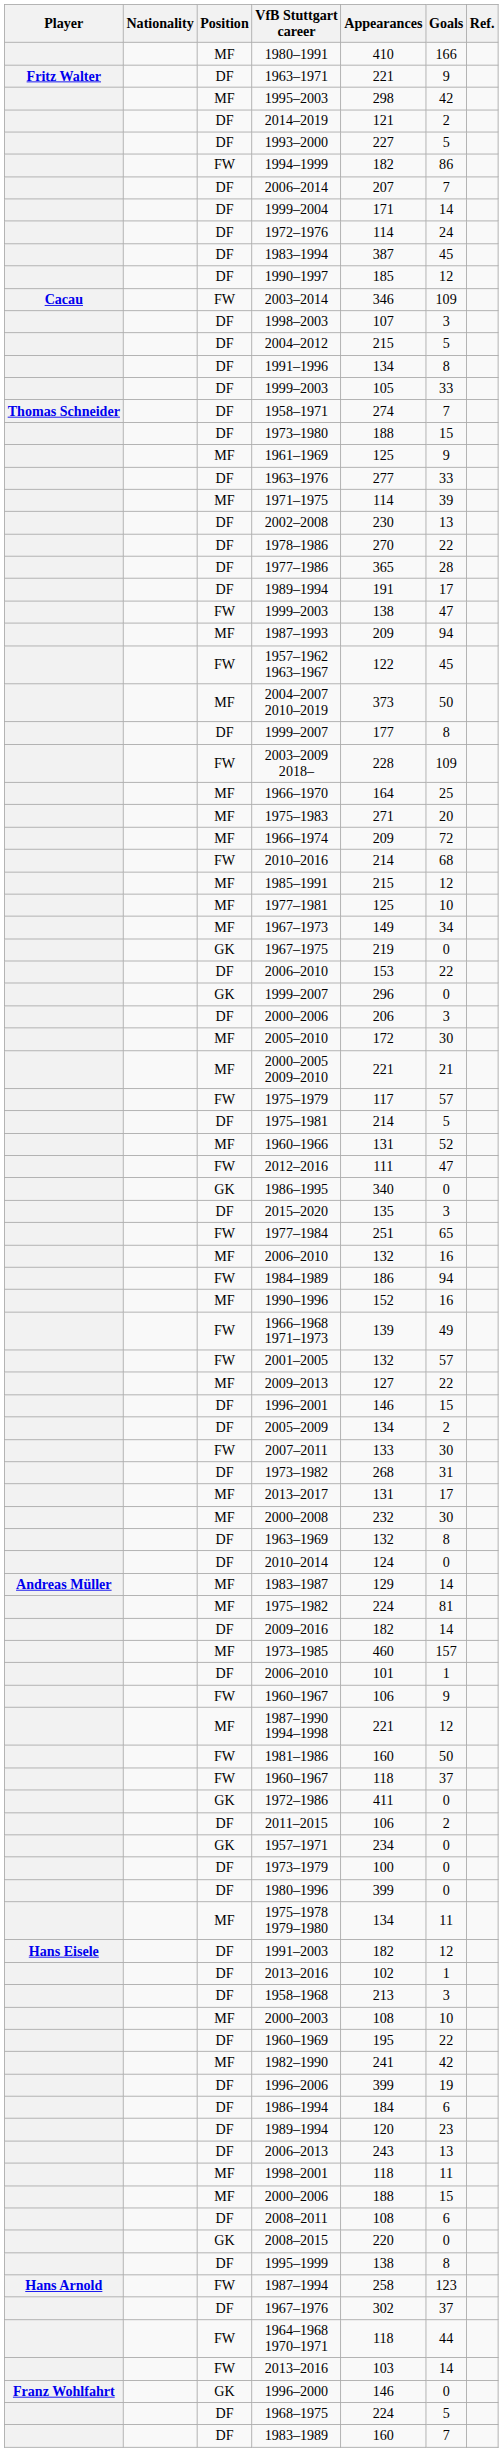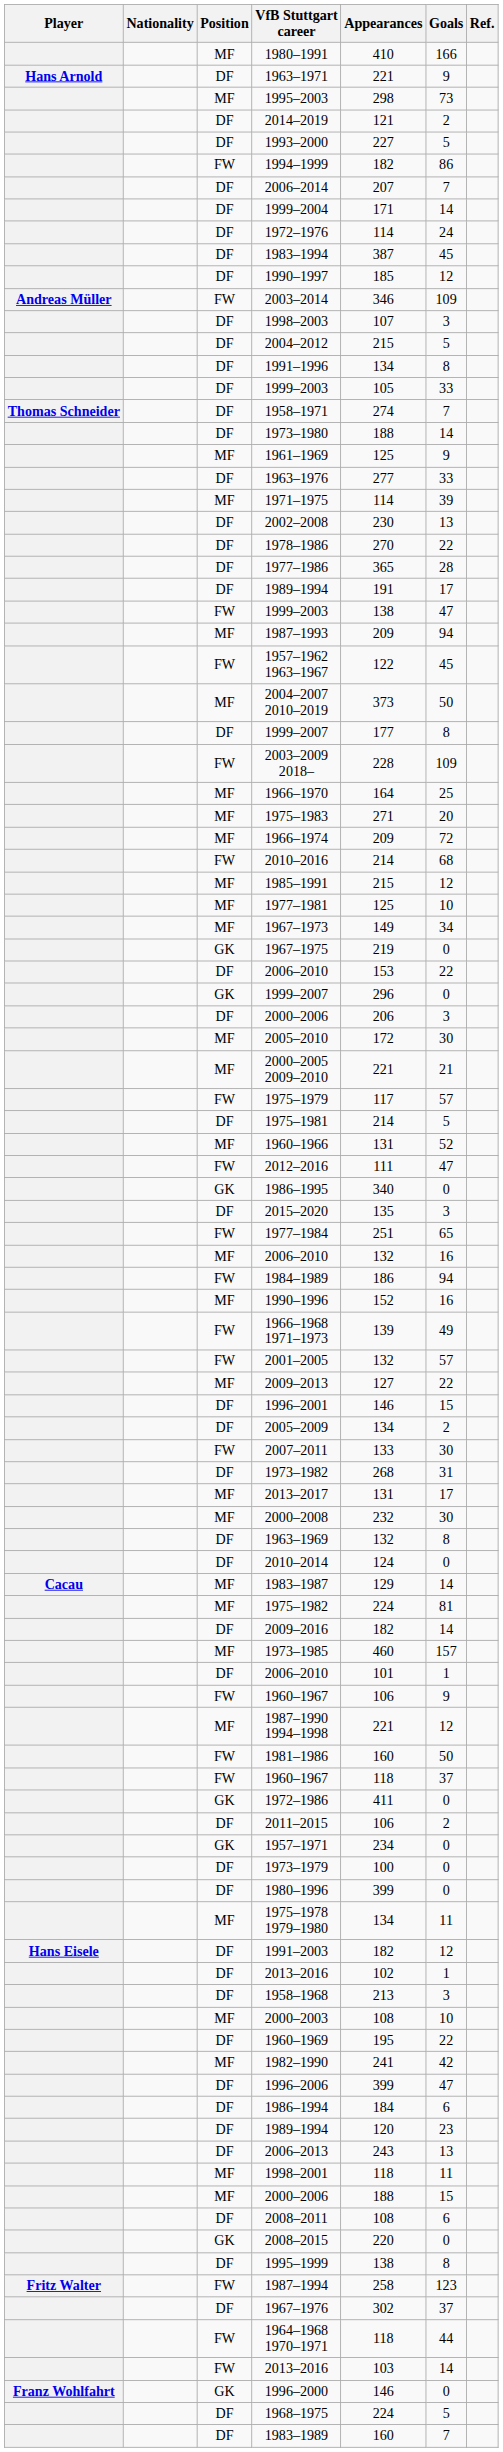(64, 76) Fritz Walter -> (64, 76) Hans Arnold
(446, 98) 42 -> (446, 98) 73
(64, 299) Cacau -> (64, 299) Andreas Müller
(446, 433) 15 -> (446, 433) 14
(64, 1584) Andreas Müller -> (64, 1584) Cacau
(446, 2085) 19 -> (446, 2085) 47
(64, 2286) Hans Arnold -> (64, 2286) Fritz Walter
